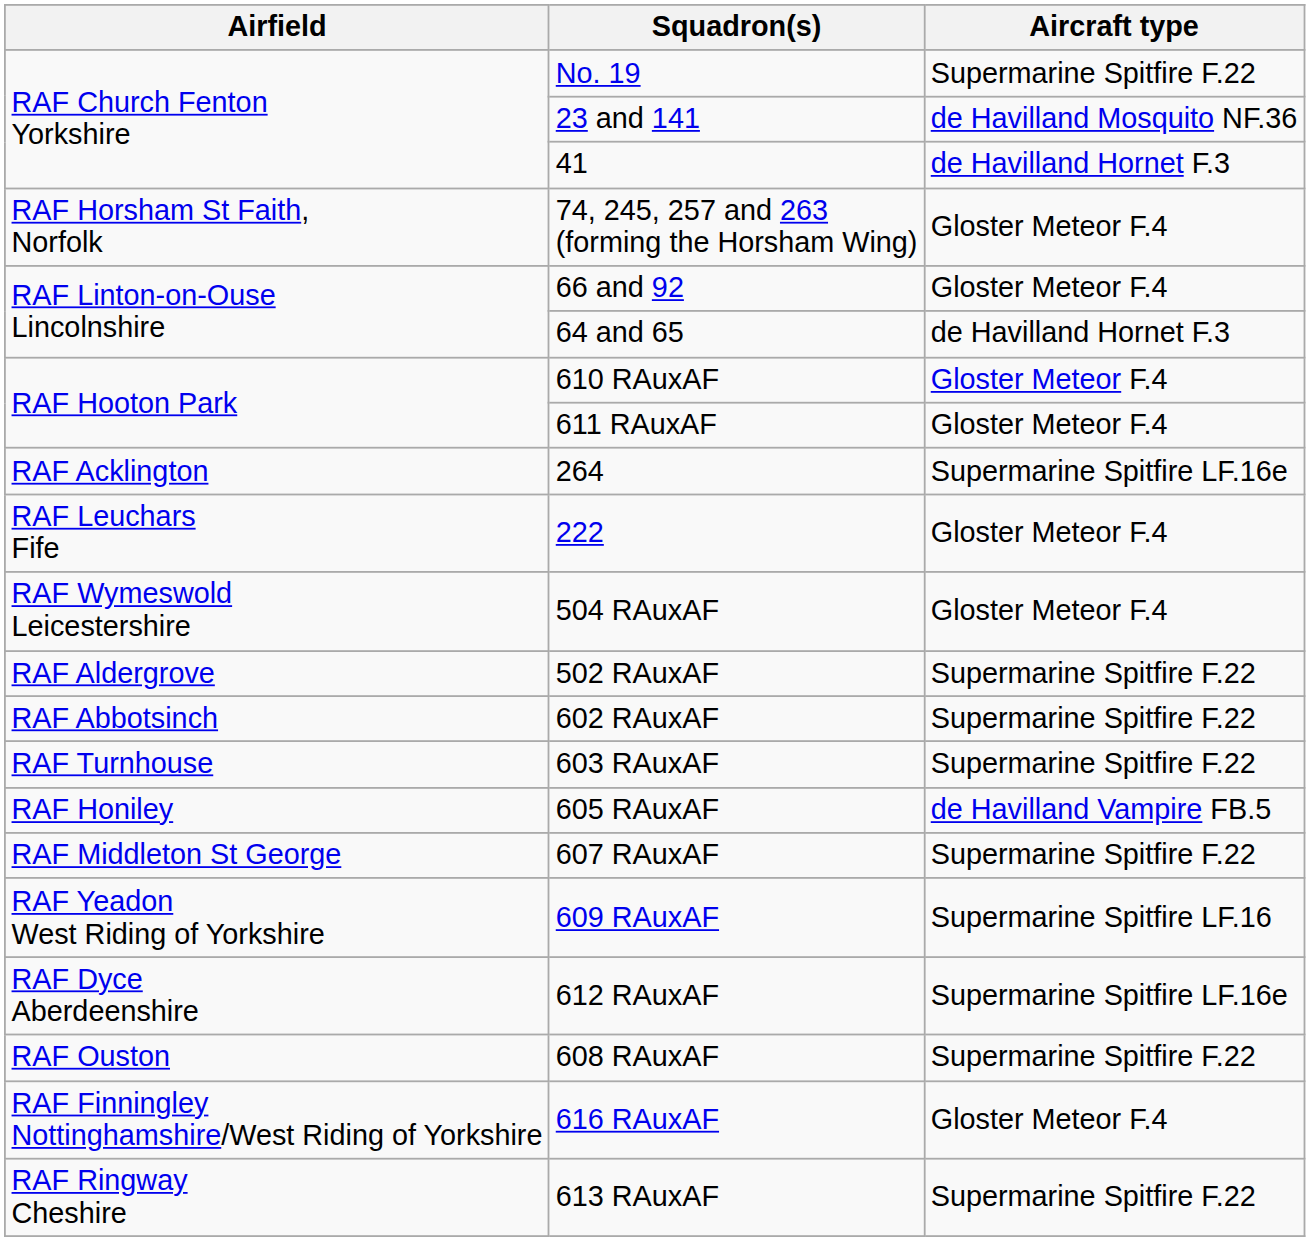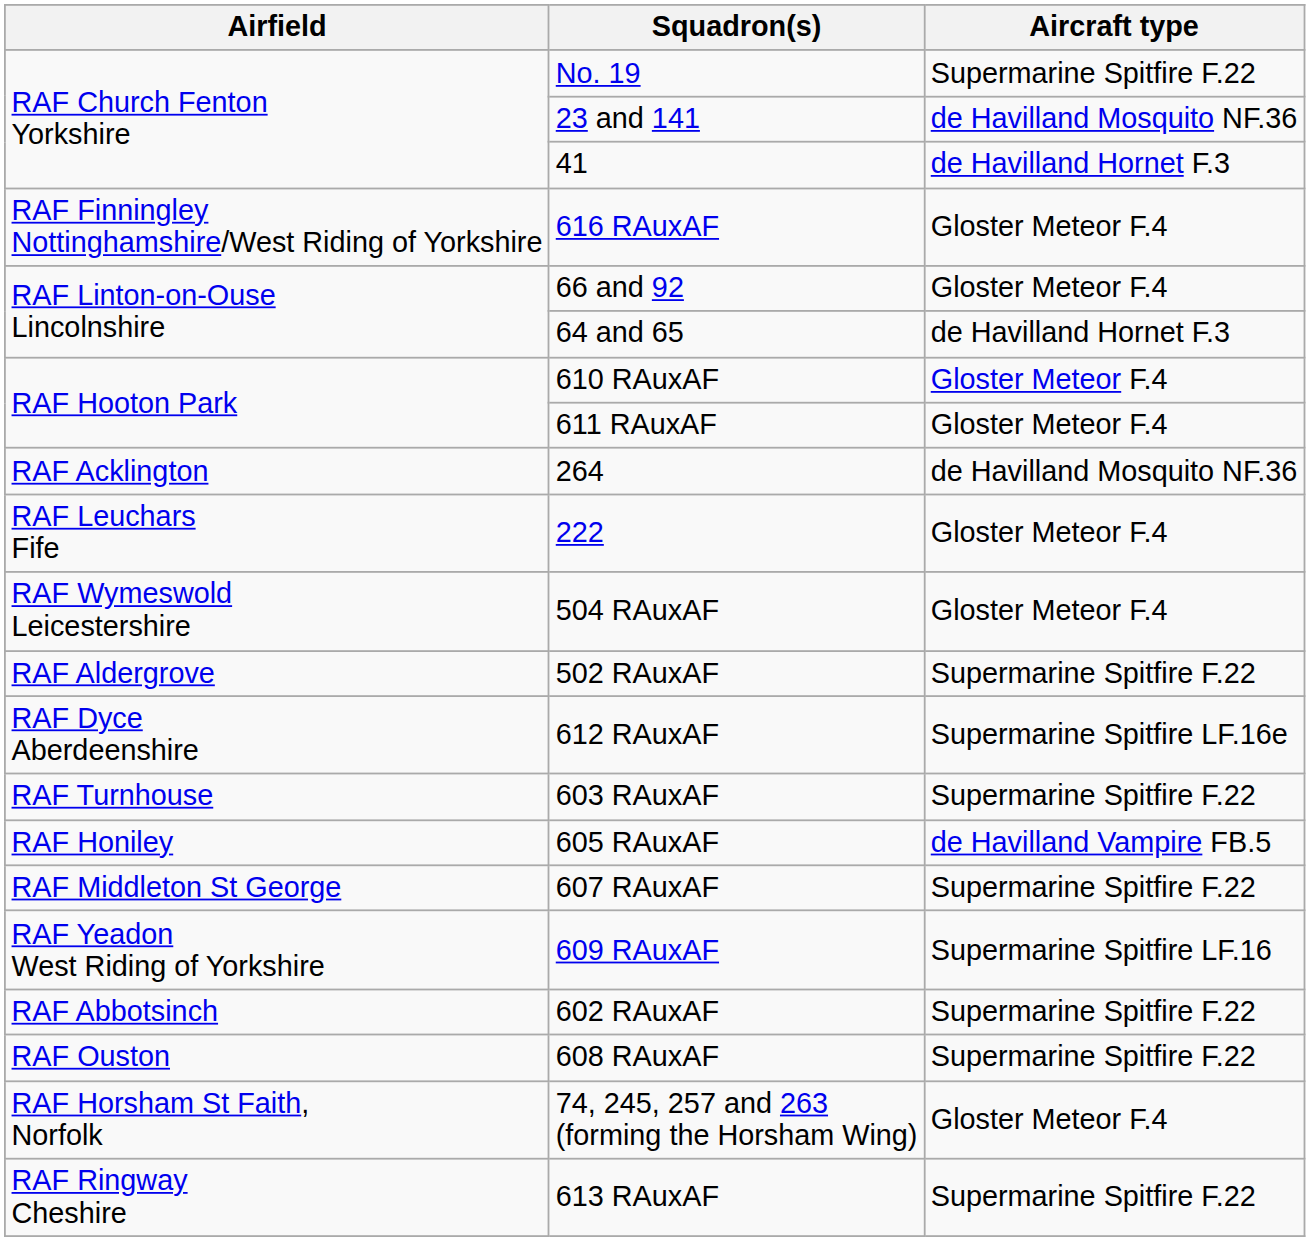rows swapped: (737, 226) <-> (637, 1119)
(1109, 470) Supermarine Spitfire LF.16e -> (1114, 470) de Havilland Mosquito NF.36
rows swapped: (637, 718) <-> (637, 995)
